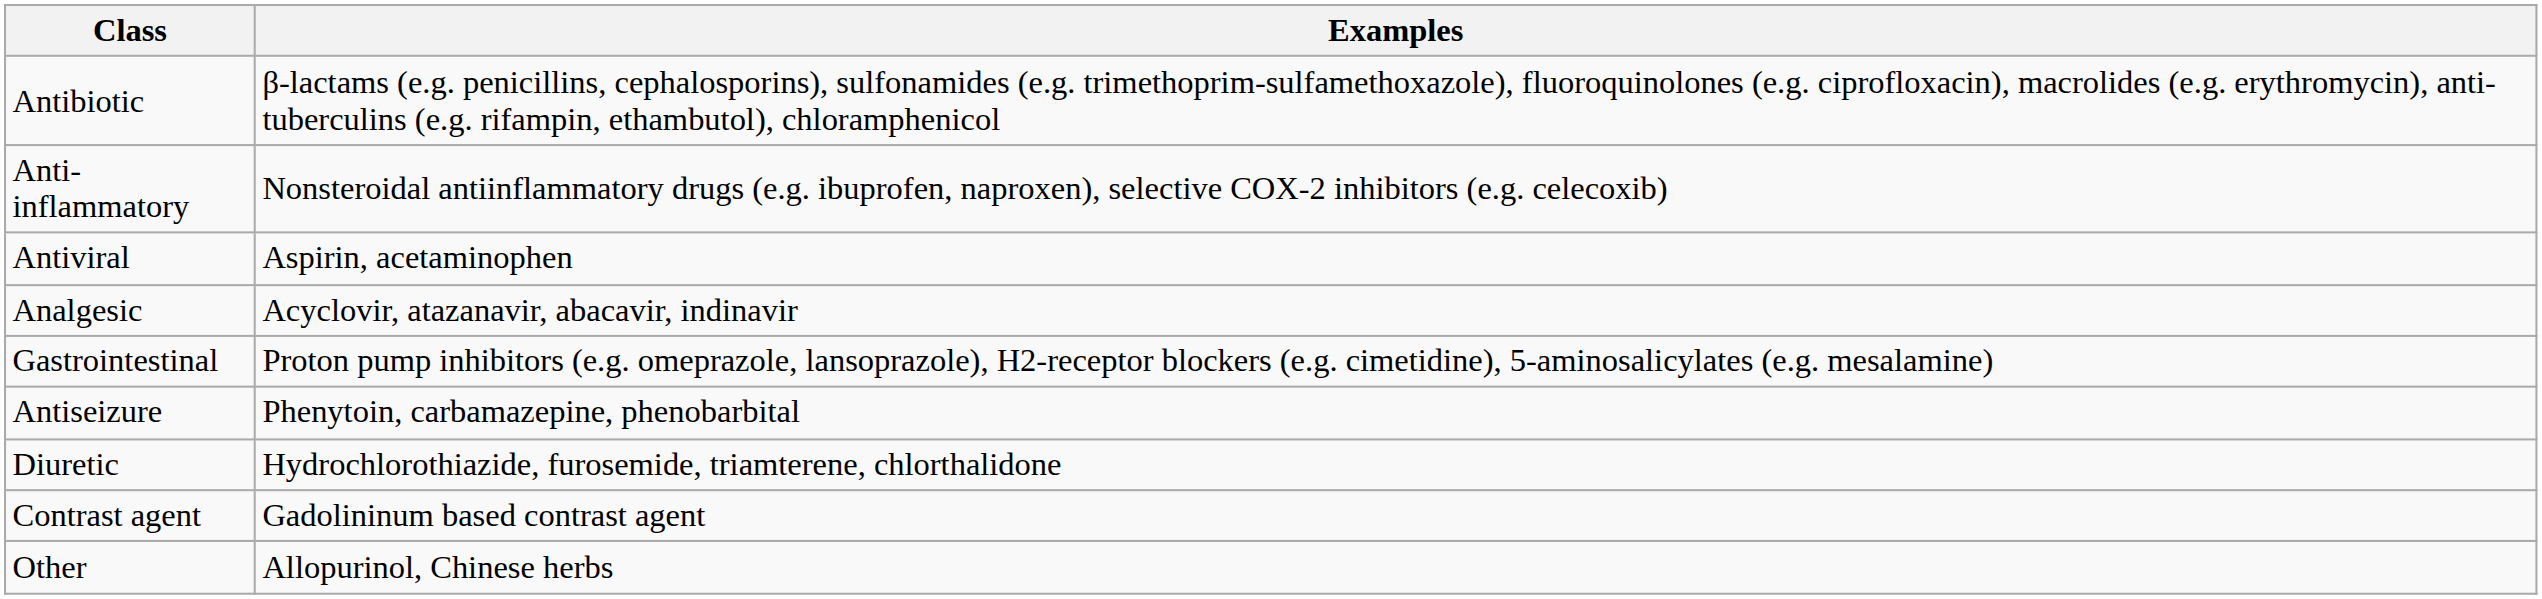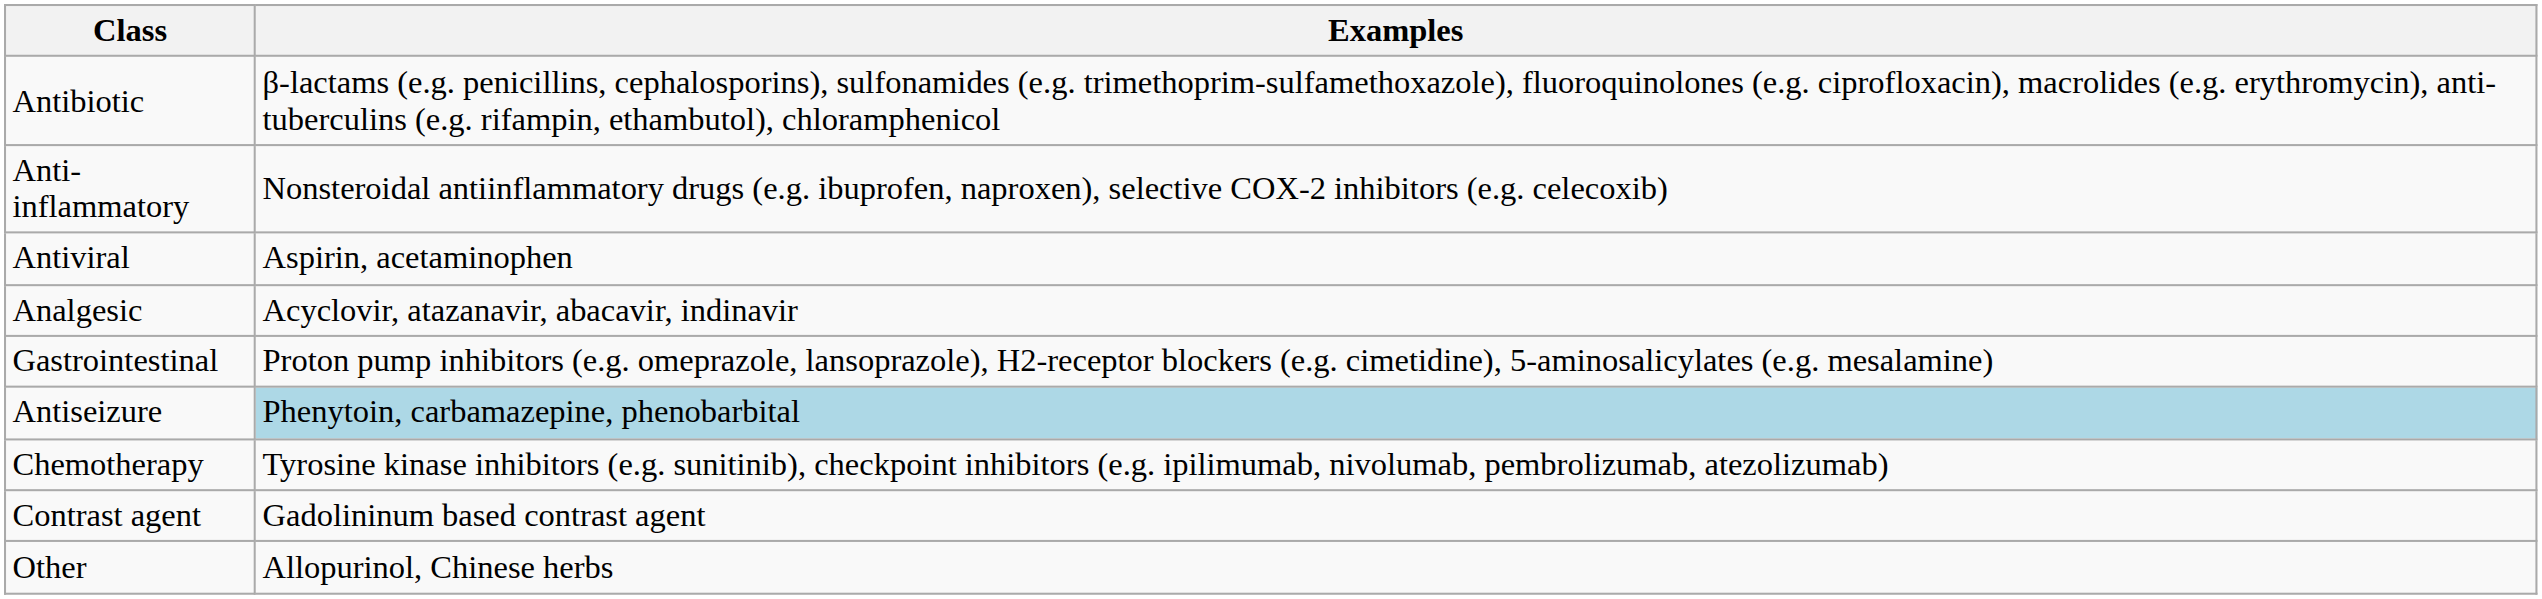(531, 412) no background -> (531, 412) lightblue background
- row: (66, 463)
+ row: (108, 463)
